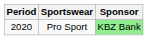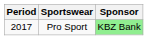(21, 27) 2020 -> (21, 27) 2017
